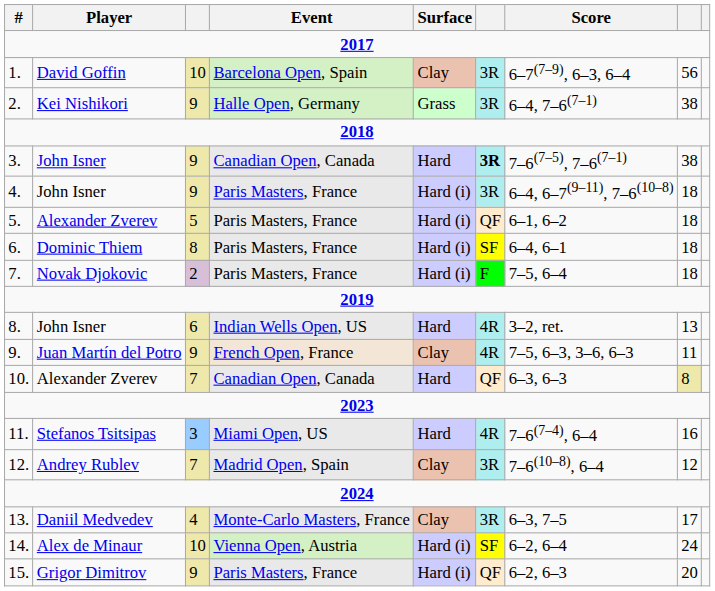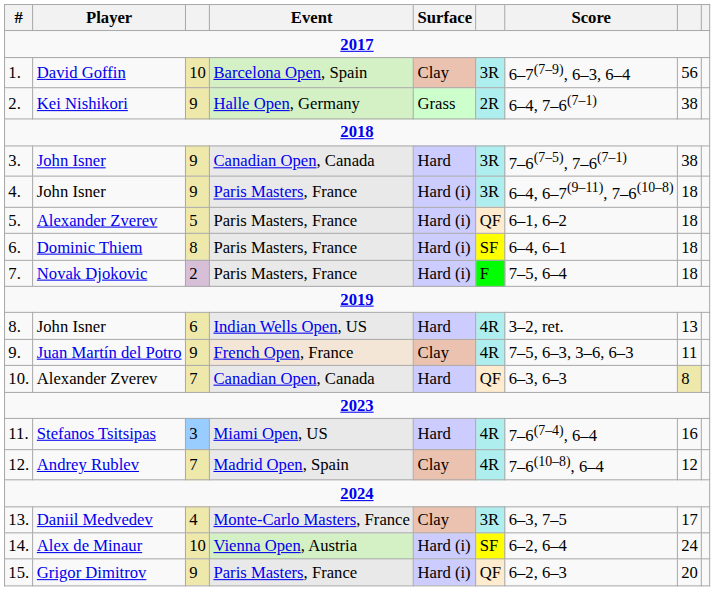(489, 103) 3R -> (489, 103) 2R
(490, 160) bold -> (489, 160) normal
(489, 464) 3R -> (489, 464) 4R
